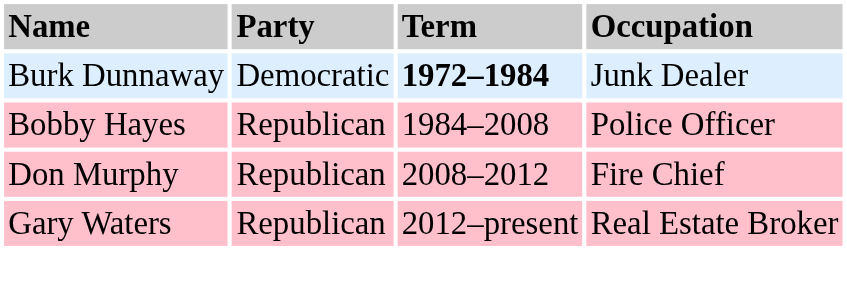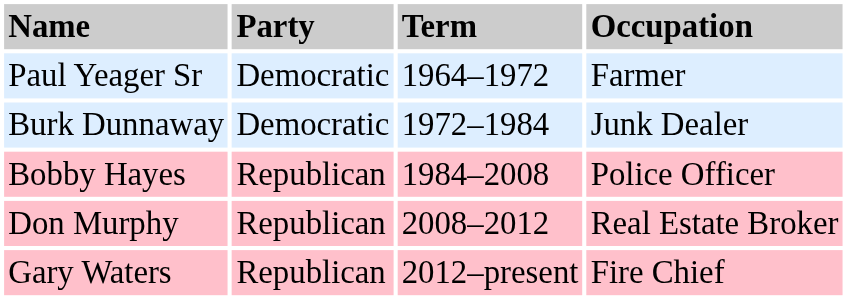+ row: (105, 75)
(475, 75) bold -> (475, 124) normal
(658, 173) Fire Chief -> (715, 222) Real Estate Broker
(715, 222) Real Estate Broker -> (658, 272) Fire Chief
